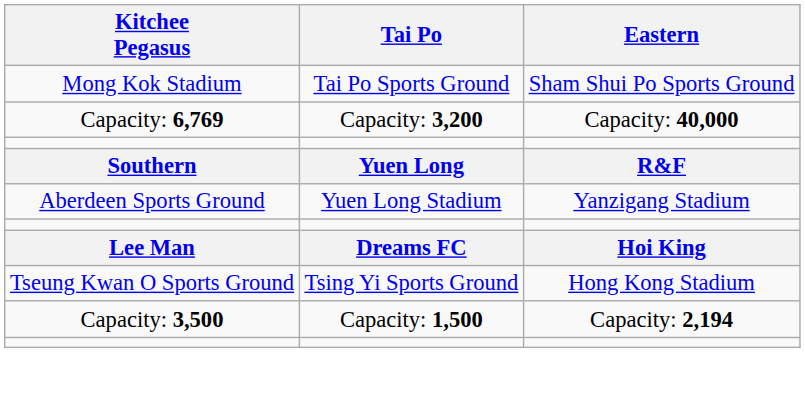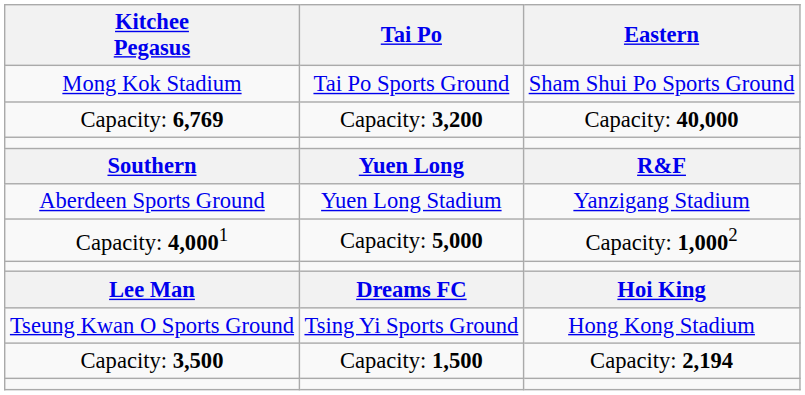+ row: (152, 240)
